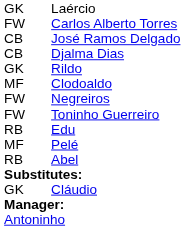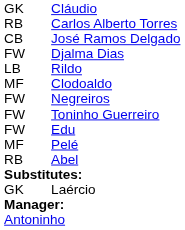rows swapped: (74, 189) <-> (73, 9)
(15, 24) FW -> (14, 24) RB
(14, 54) CB -> (15, 54) FW
(14, 69) GK -> (12, 69) LB
(14, 129) RB -> (15, 129) FW
